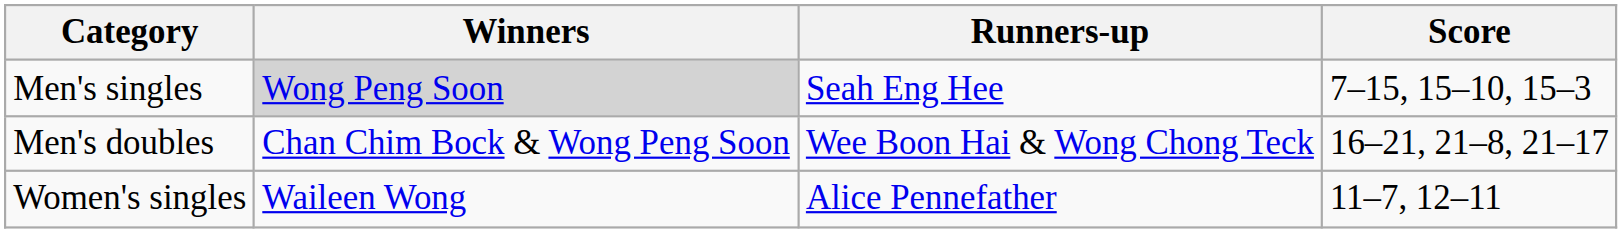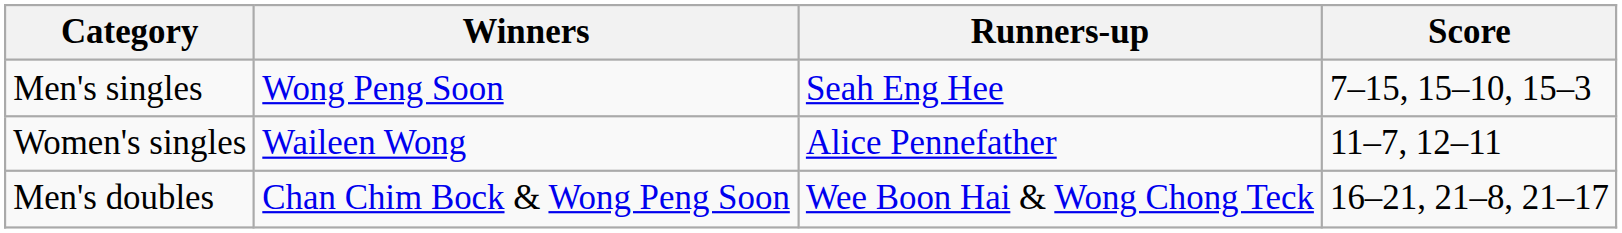(383, 87) lightgrey background -> (383, 87) no background
rows swapped: (130, 198) <-> (114, 142)
